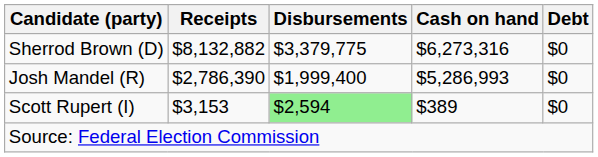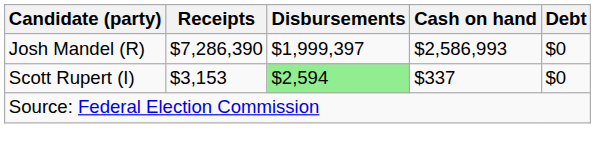- row: (86, 48)
(219, 78) $2,786,390 -> (216, 48) $7,286,390
(320, 78) $1,999,400 -> (318, 48) $1,999,397
(463, 78) $5,286,993 -> (461, 48) $2,586,993
(437, 107) $389 -> (435, 78) $337
